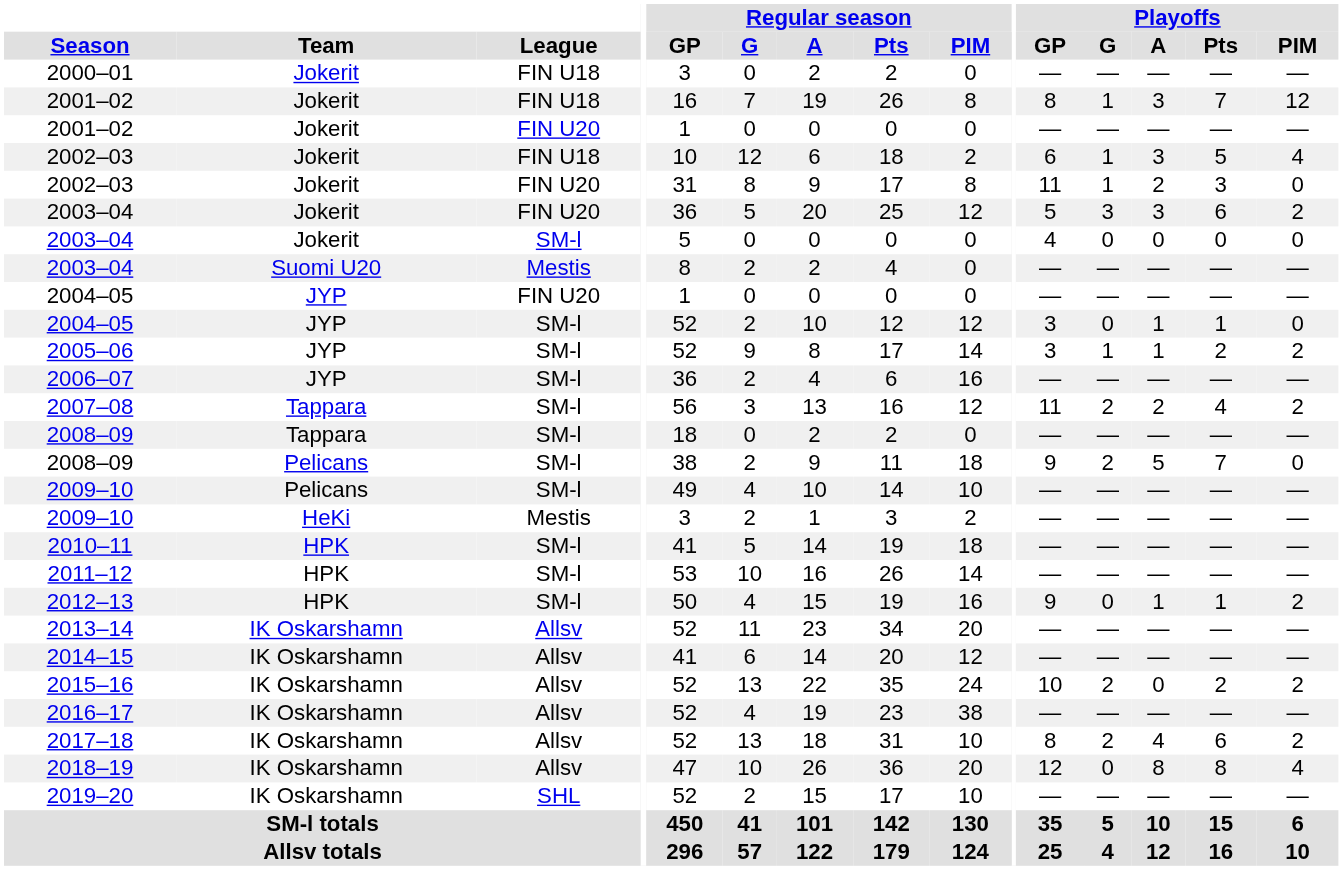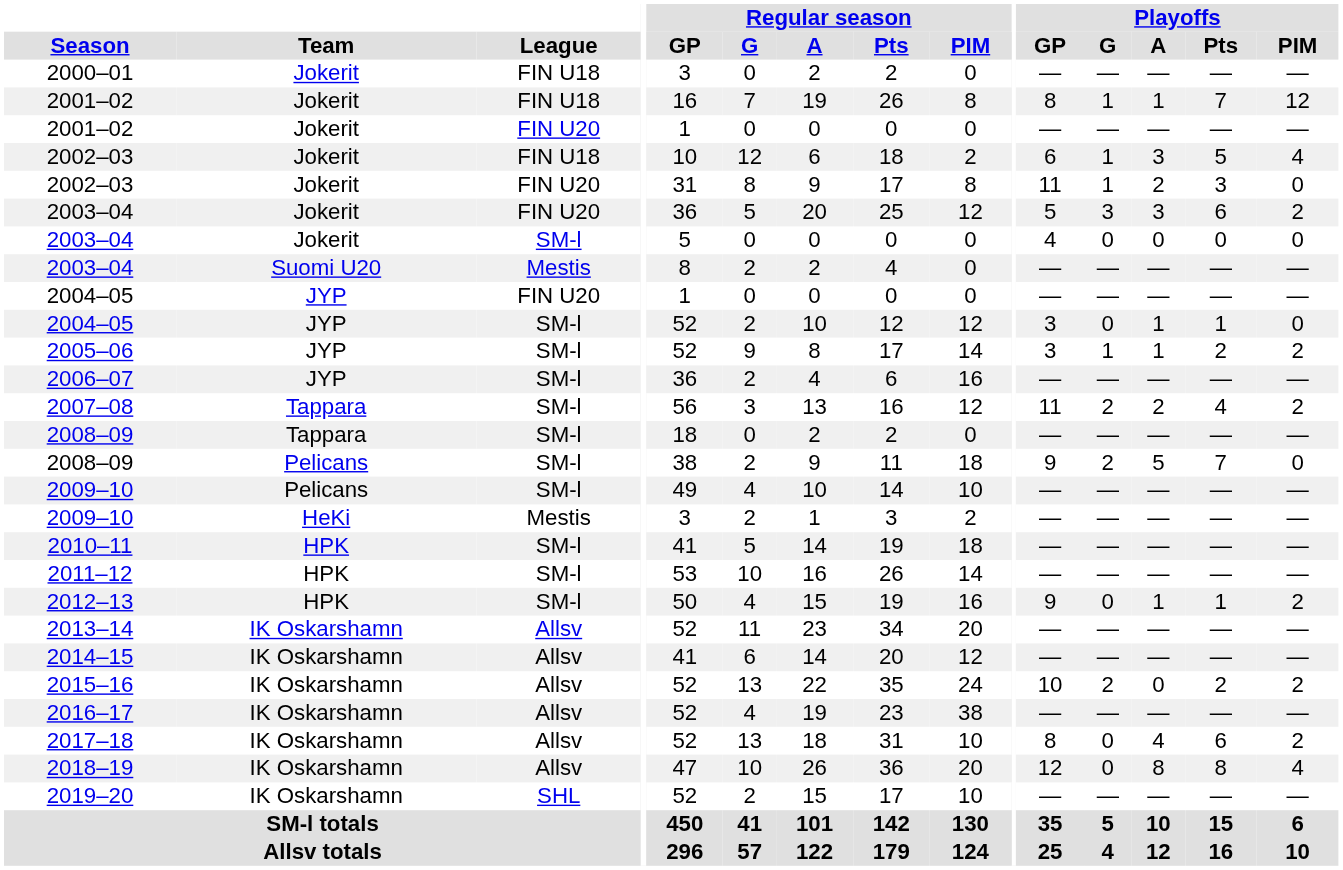(1158, 101) 3 -> (1158, 101) 1
(1108, 740) 2 -> (1108, 740) 0
